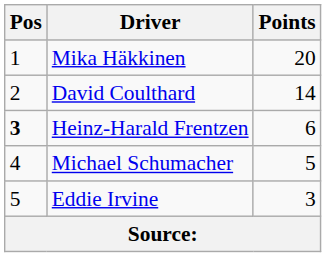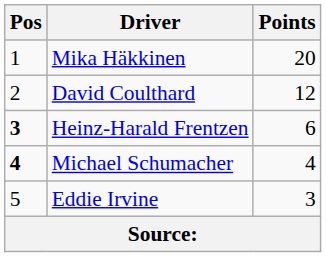(305, 93) 14 -> (305, 93) 12
(15, 163) normal -> (15, 163) bold
(310, 163) 5 -> (310, 163) 4
